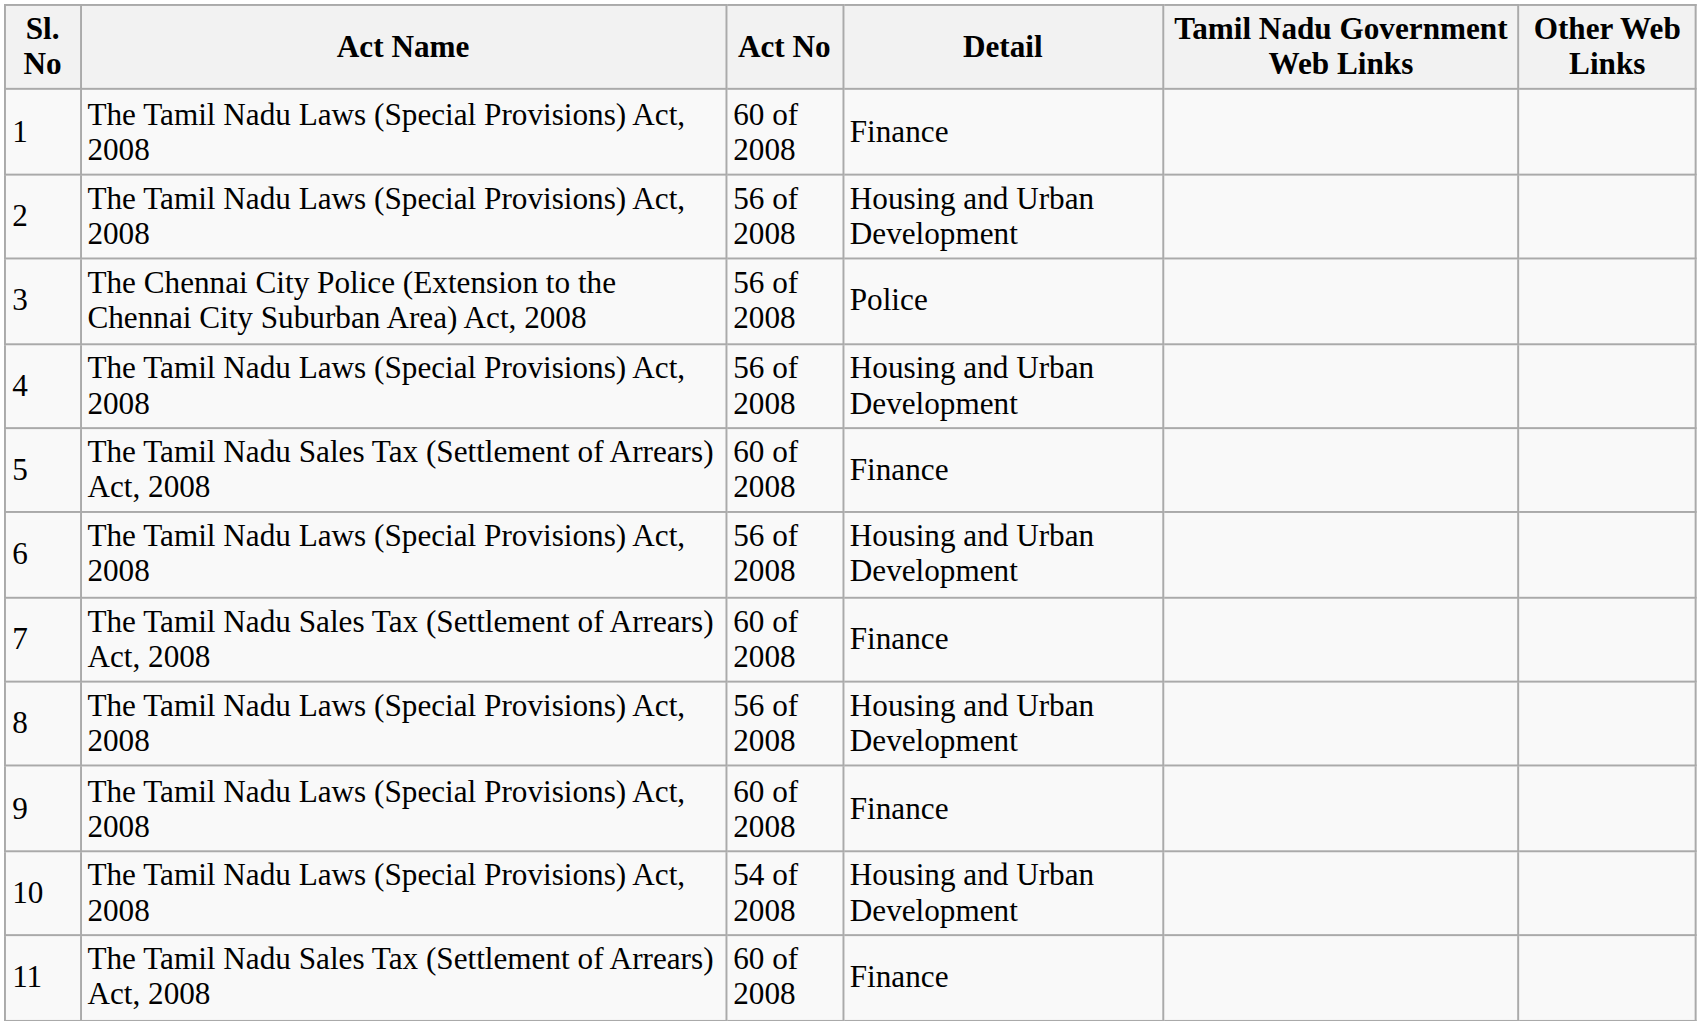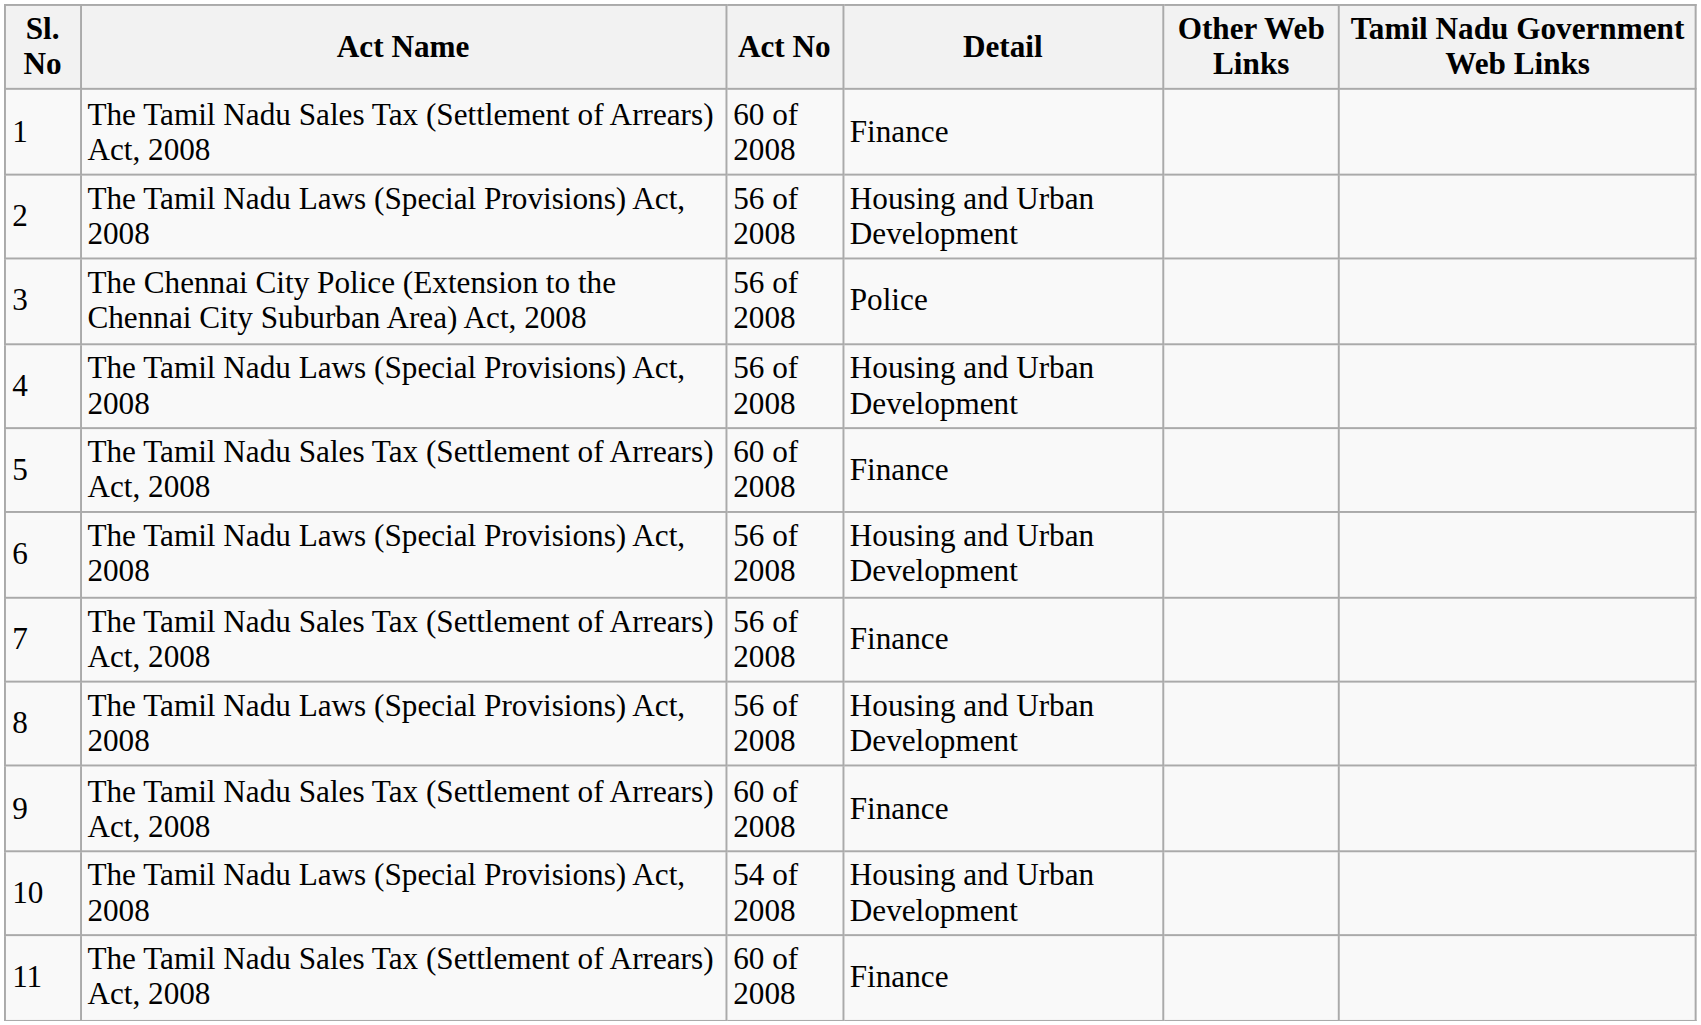columns swapped: (1341, 46) <-> (1607, 46)
(386, 131) The Tamil Nadu Laws (Special Provisions) Act, 2008 -> (400, 131) The Tamil Nadu Sales Tax (Settlement of Arrears) Act, 2008
(766, 638) 60 of 2008 -> (766, 638) 56 of 2008
(386, 808) The Tamil Nadu Laws (Special Provisions) Act, 2008 -> (400, 808) The Tamil Nadu Sales Tax (Settlement of Arrears) Act, 2008
